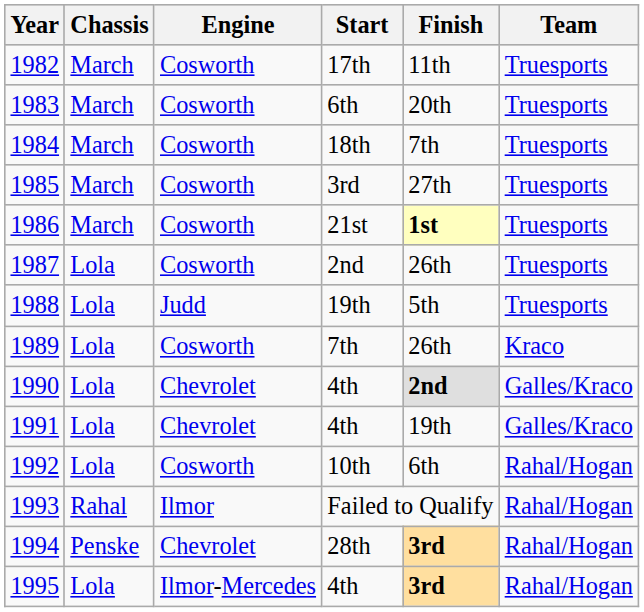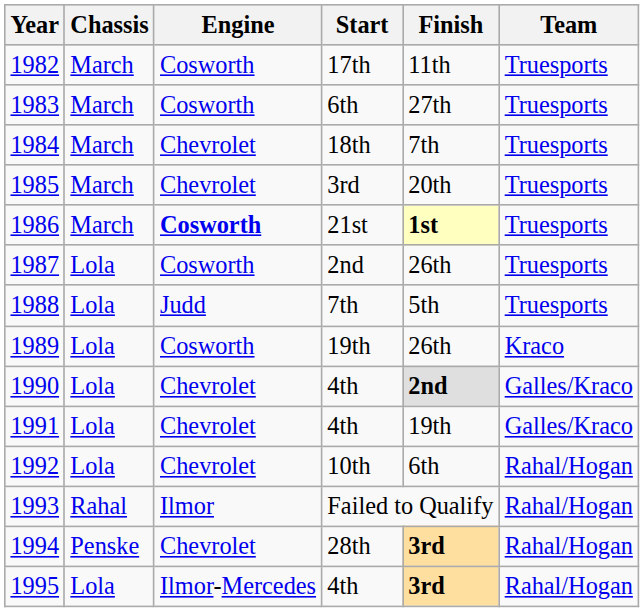(430, 104) 20th -> (430, 104) 27th
(207, 145) Cosworth -> (208, 145) Chevrolet
(207, 185) Cosworth -> (208, 185) Chevrolet
(430, 185) 27th -> (430, 185) 20th
(207, 225) normal -> (211, 225) bold
(349, 305) 19th -> (343, 305) 7th
(343, 345) 7th -> (349, 345) 19th
(207, 465) Cosworth -> (208, 465) Chevrolet
